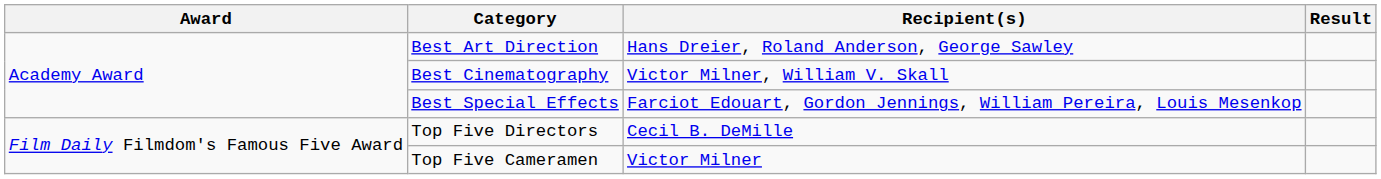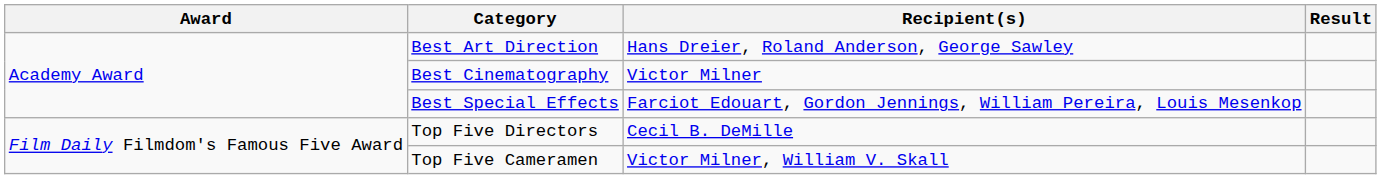(788, 75) Victor Milner, William V. Skall -> (694, 75) Victor Milner
(694, 160) Victor Milner -> (788, 160) Victor Milner, William V. Skall
